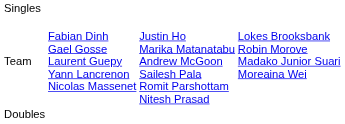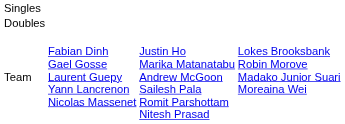rows swapped: (25, 114) <-> (18, 61)
